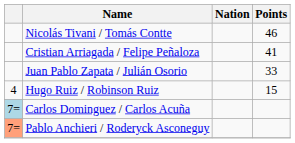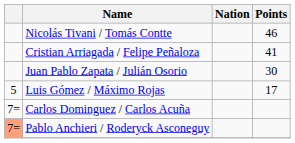(271, 71) 33 -> (271, 71) 30
- row: (92, 90)
+ row: (95, 90)
(14, 109) lightblue background -> (14, 109) no background
